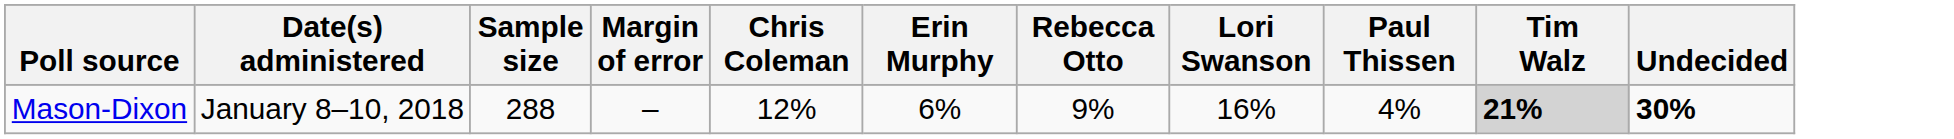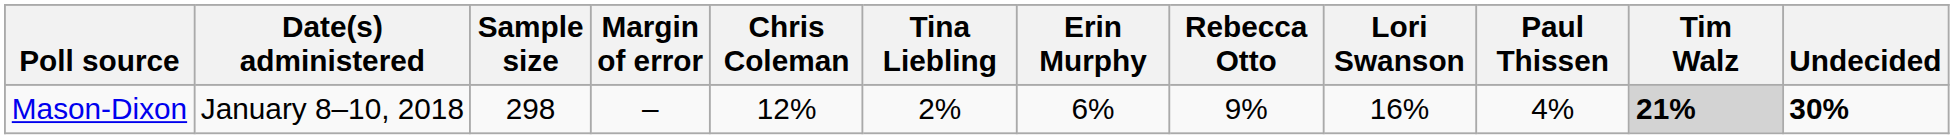+ column: (940, 44)
(531, 108) 288 -> (531, 108) 298
